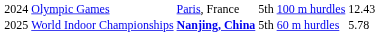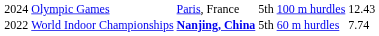(16, 25) 2025 -> (16, 25) 2022
(359, 25) 5.78 -> (359, 25) 7.74
